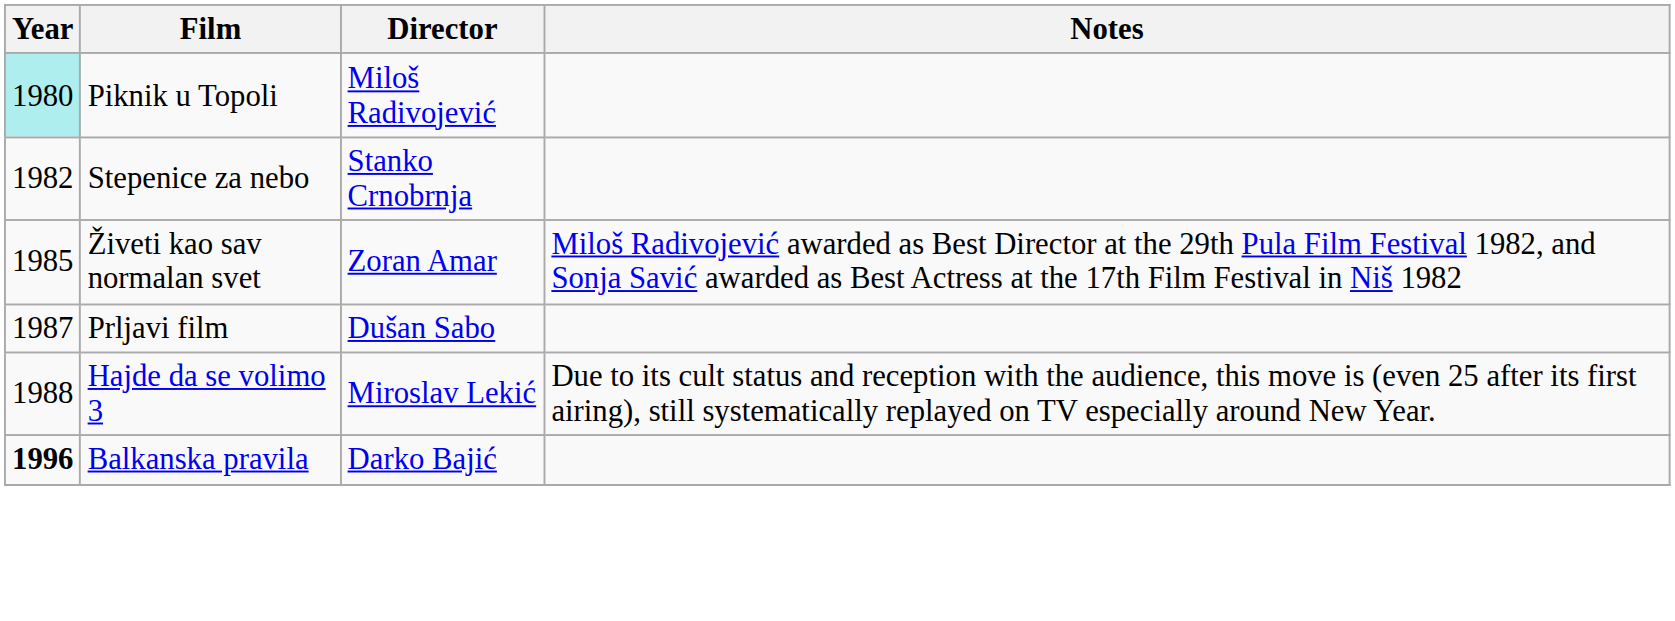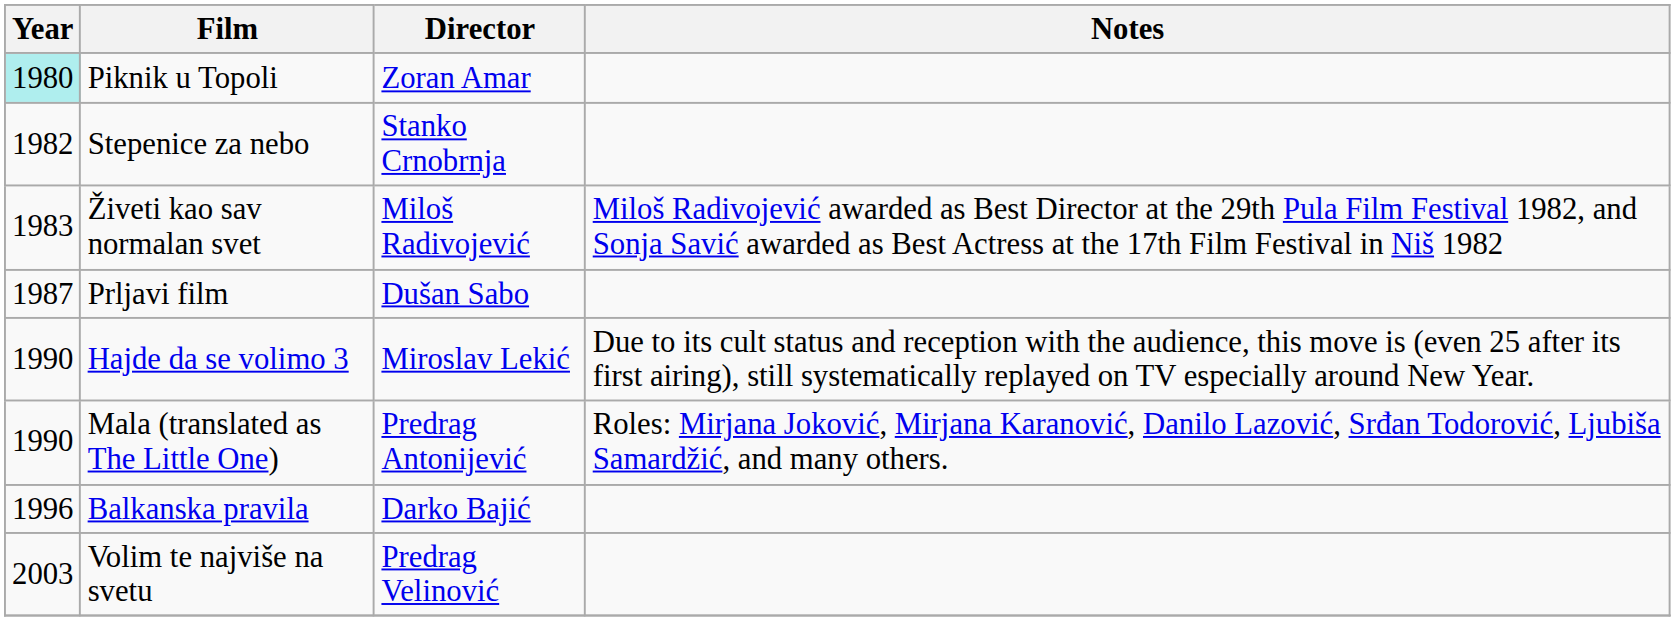(422, 94) Miloš Radivojević -> (456, 77) Zoran Amar
(43, 261) 1985 -> (43, 226) 1983
(422, 261) Zoran Amar -> (456, 226) Miloš Radivojević
(43, 393) 1988 -> (43, 358) 1990
+ row: (205, 442)
(43, 459) bold -> (43, 508) normal
+ row: (206, 574)
